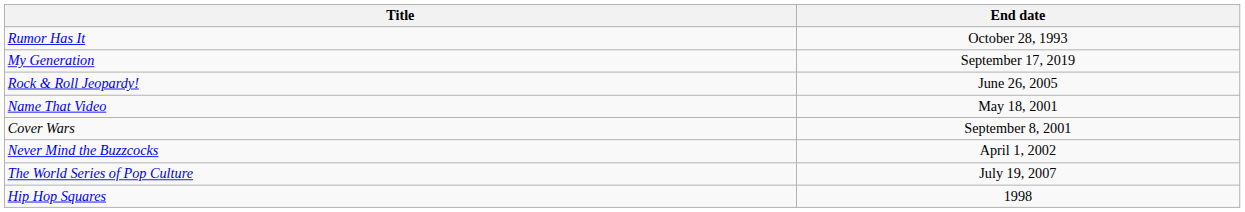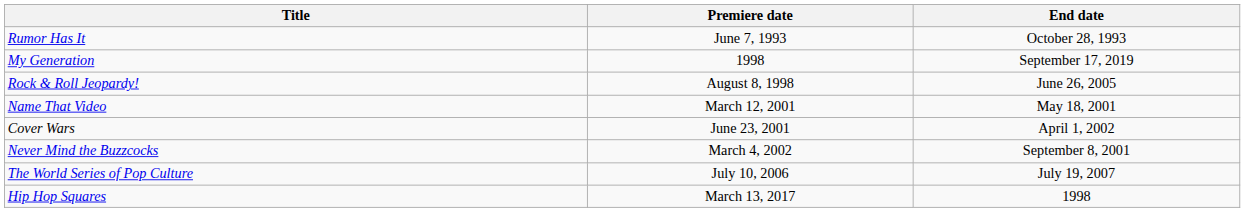+ column: (750, 15)
(1018, 128) September 8, 2001 -> (1076, 128) April 1, 2002
(1018, 151) April 1, 2002 -> (1076, 151) September 8, 2001
